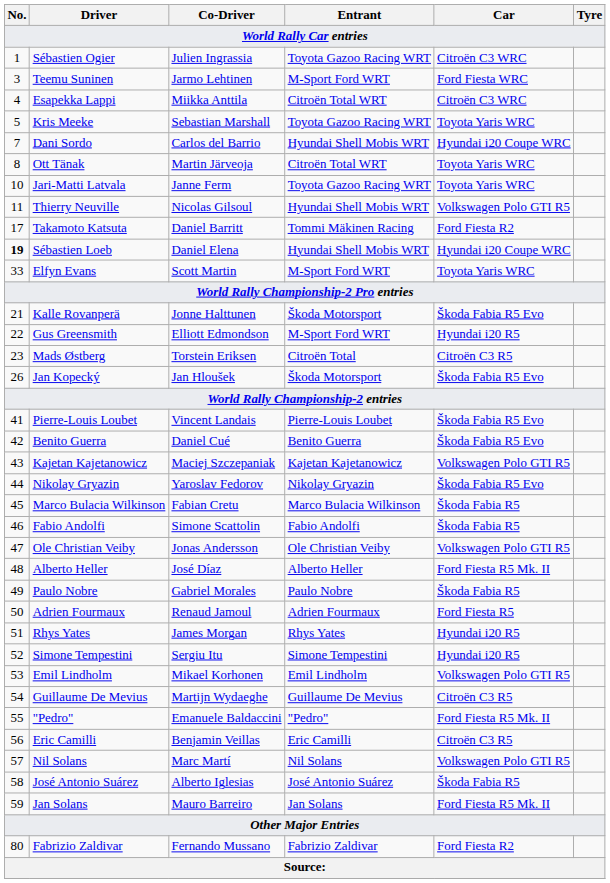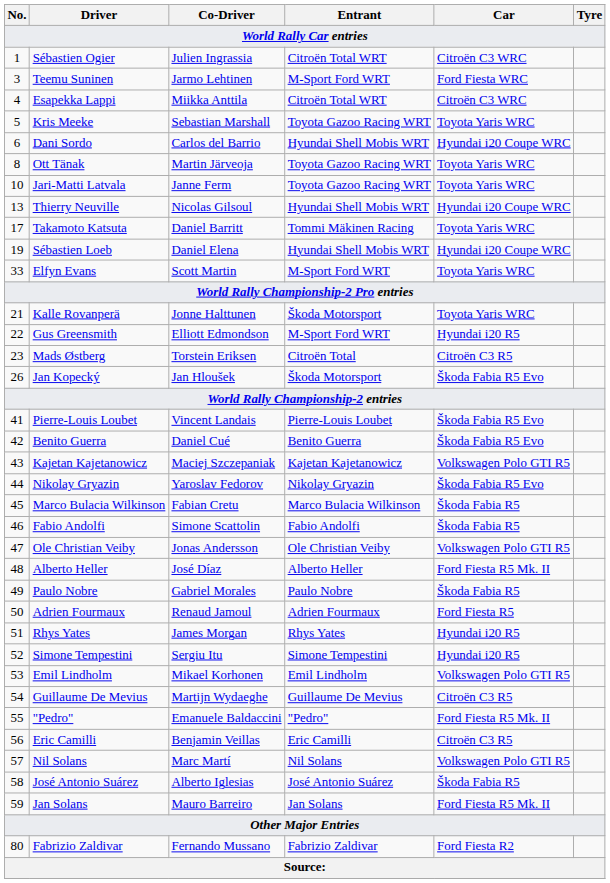(359, 57) Toyota Gazoo Racing WRT -> (337, 57) Citroën Total WRT
(17, 142) 7 -> (17, 142) 6
(337, 163) Citroën Total WRT -> (359, 163) Toyota Gazoo Racing WRT
(17, 206) 11 -> (17, 206) 13
(504, 206) Volkswagen Polo GTI R5 -> (504, 206) Hyundai i20 Coupe WRC
(475, 227) Ford Fiesta R2 -> (486, 227) Toyota Yaris WRC
(17, 249) bold -> (17, 249) normal
(490, 313) Škoda Fabia R5 Evo -> (486, 313) Toyota Yaris WRC
